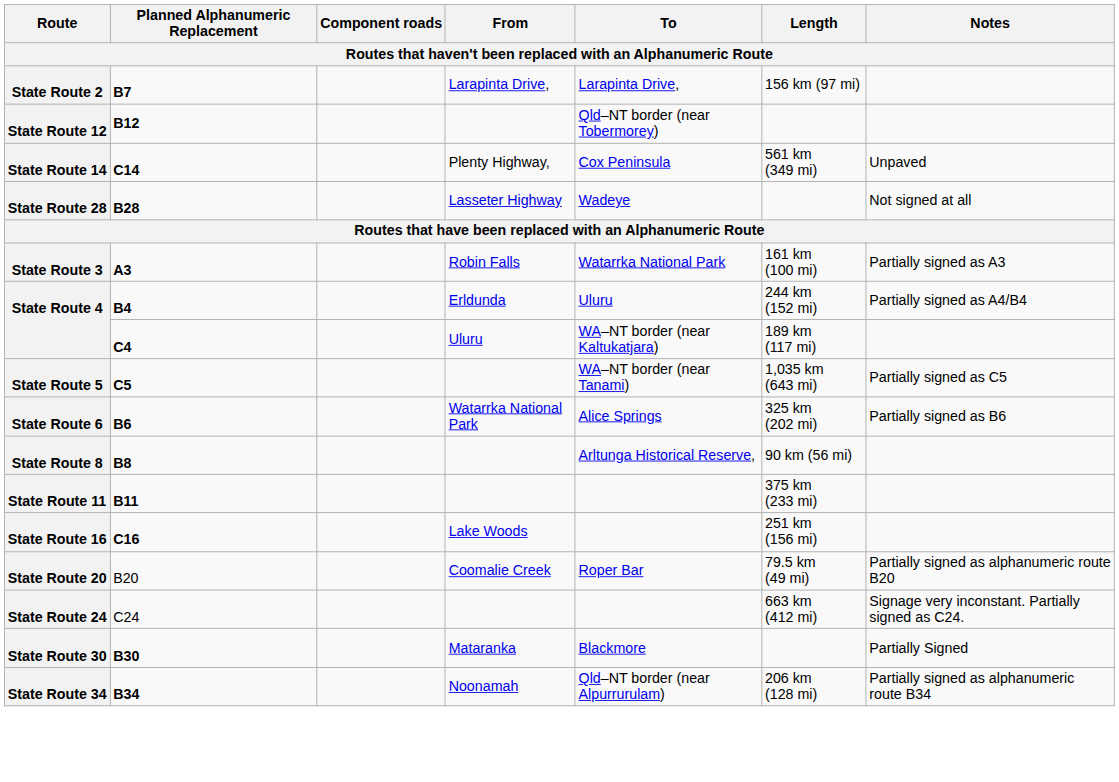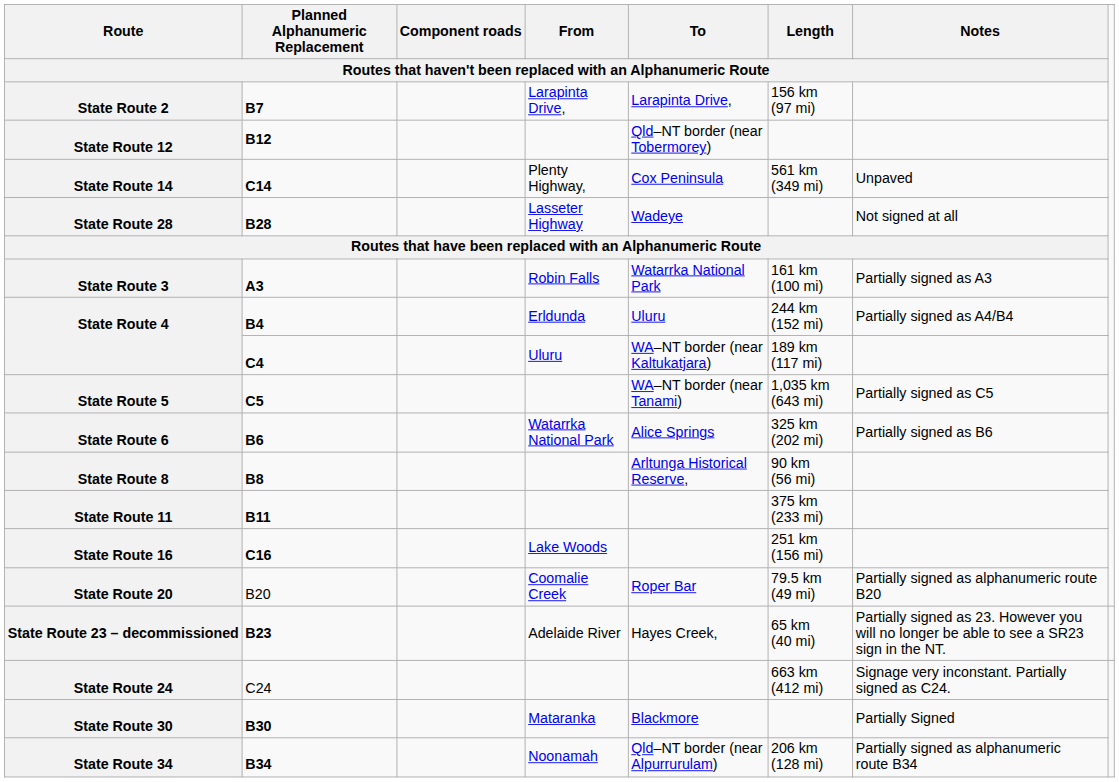+ row: (123, 633)
